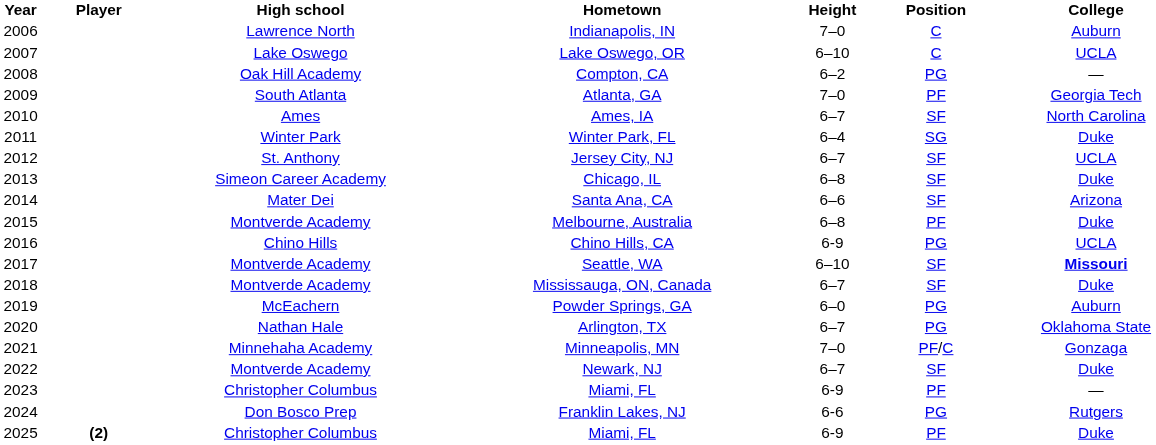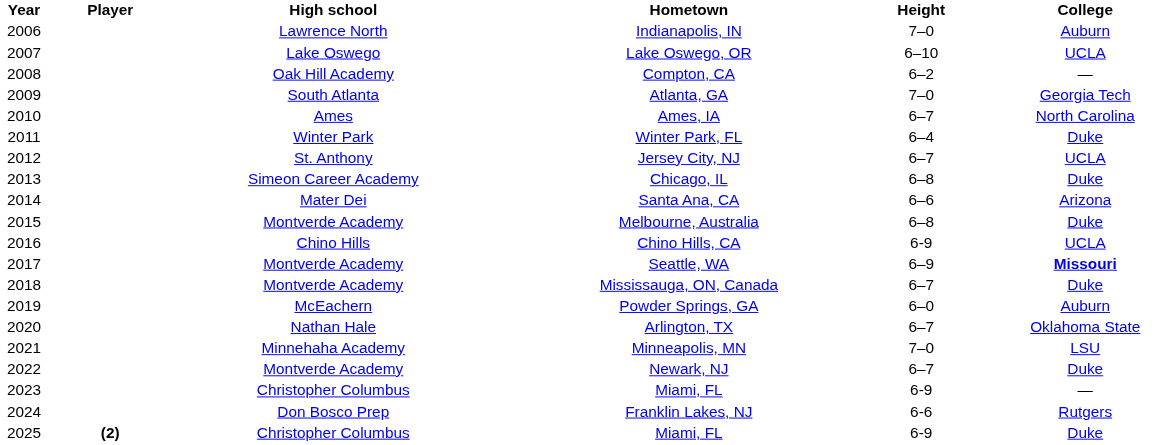- column: (936, 10)
(832, 263) 6–10 -> (921, 263) 6–9
(1096, 348) Gonzaga -> (1085, 348) LSU
